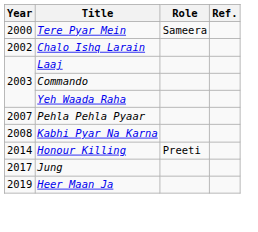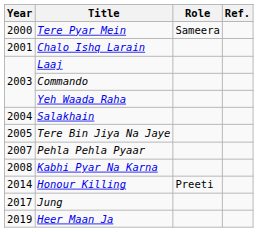(20, 47) 2002 -> (20, 47) 2001
+ row: (66, 116)
+ row: (104, 133)
